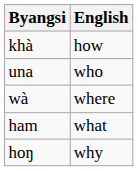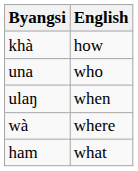+ row: (23, 98)
- row: (21, 152)
